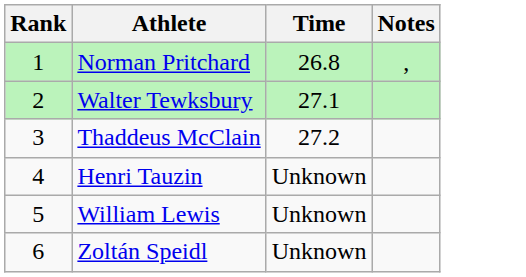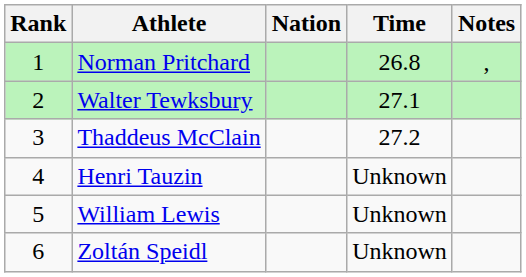+ column: (306, 23)
